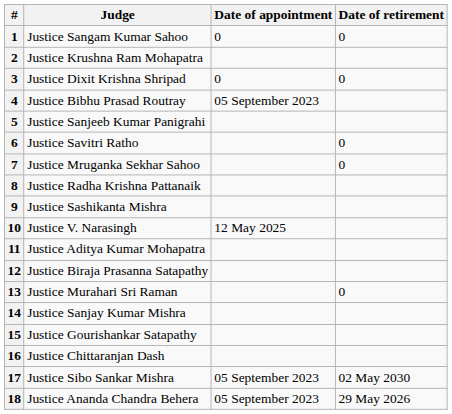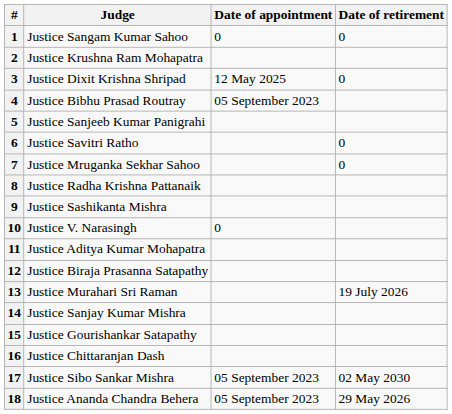(218, 79) 0 -> (250, 79) 12 May 2025
(250, 228) 12 May 2025 -> (218, 228) 0
(342, 292) 0 -> (373, 292) 19 July 2026
